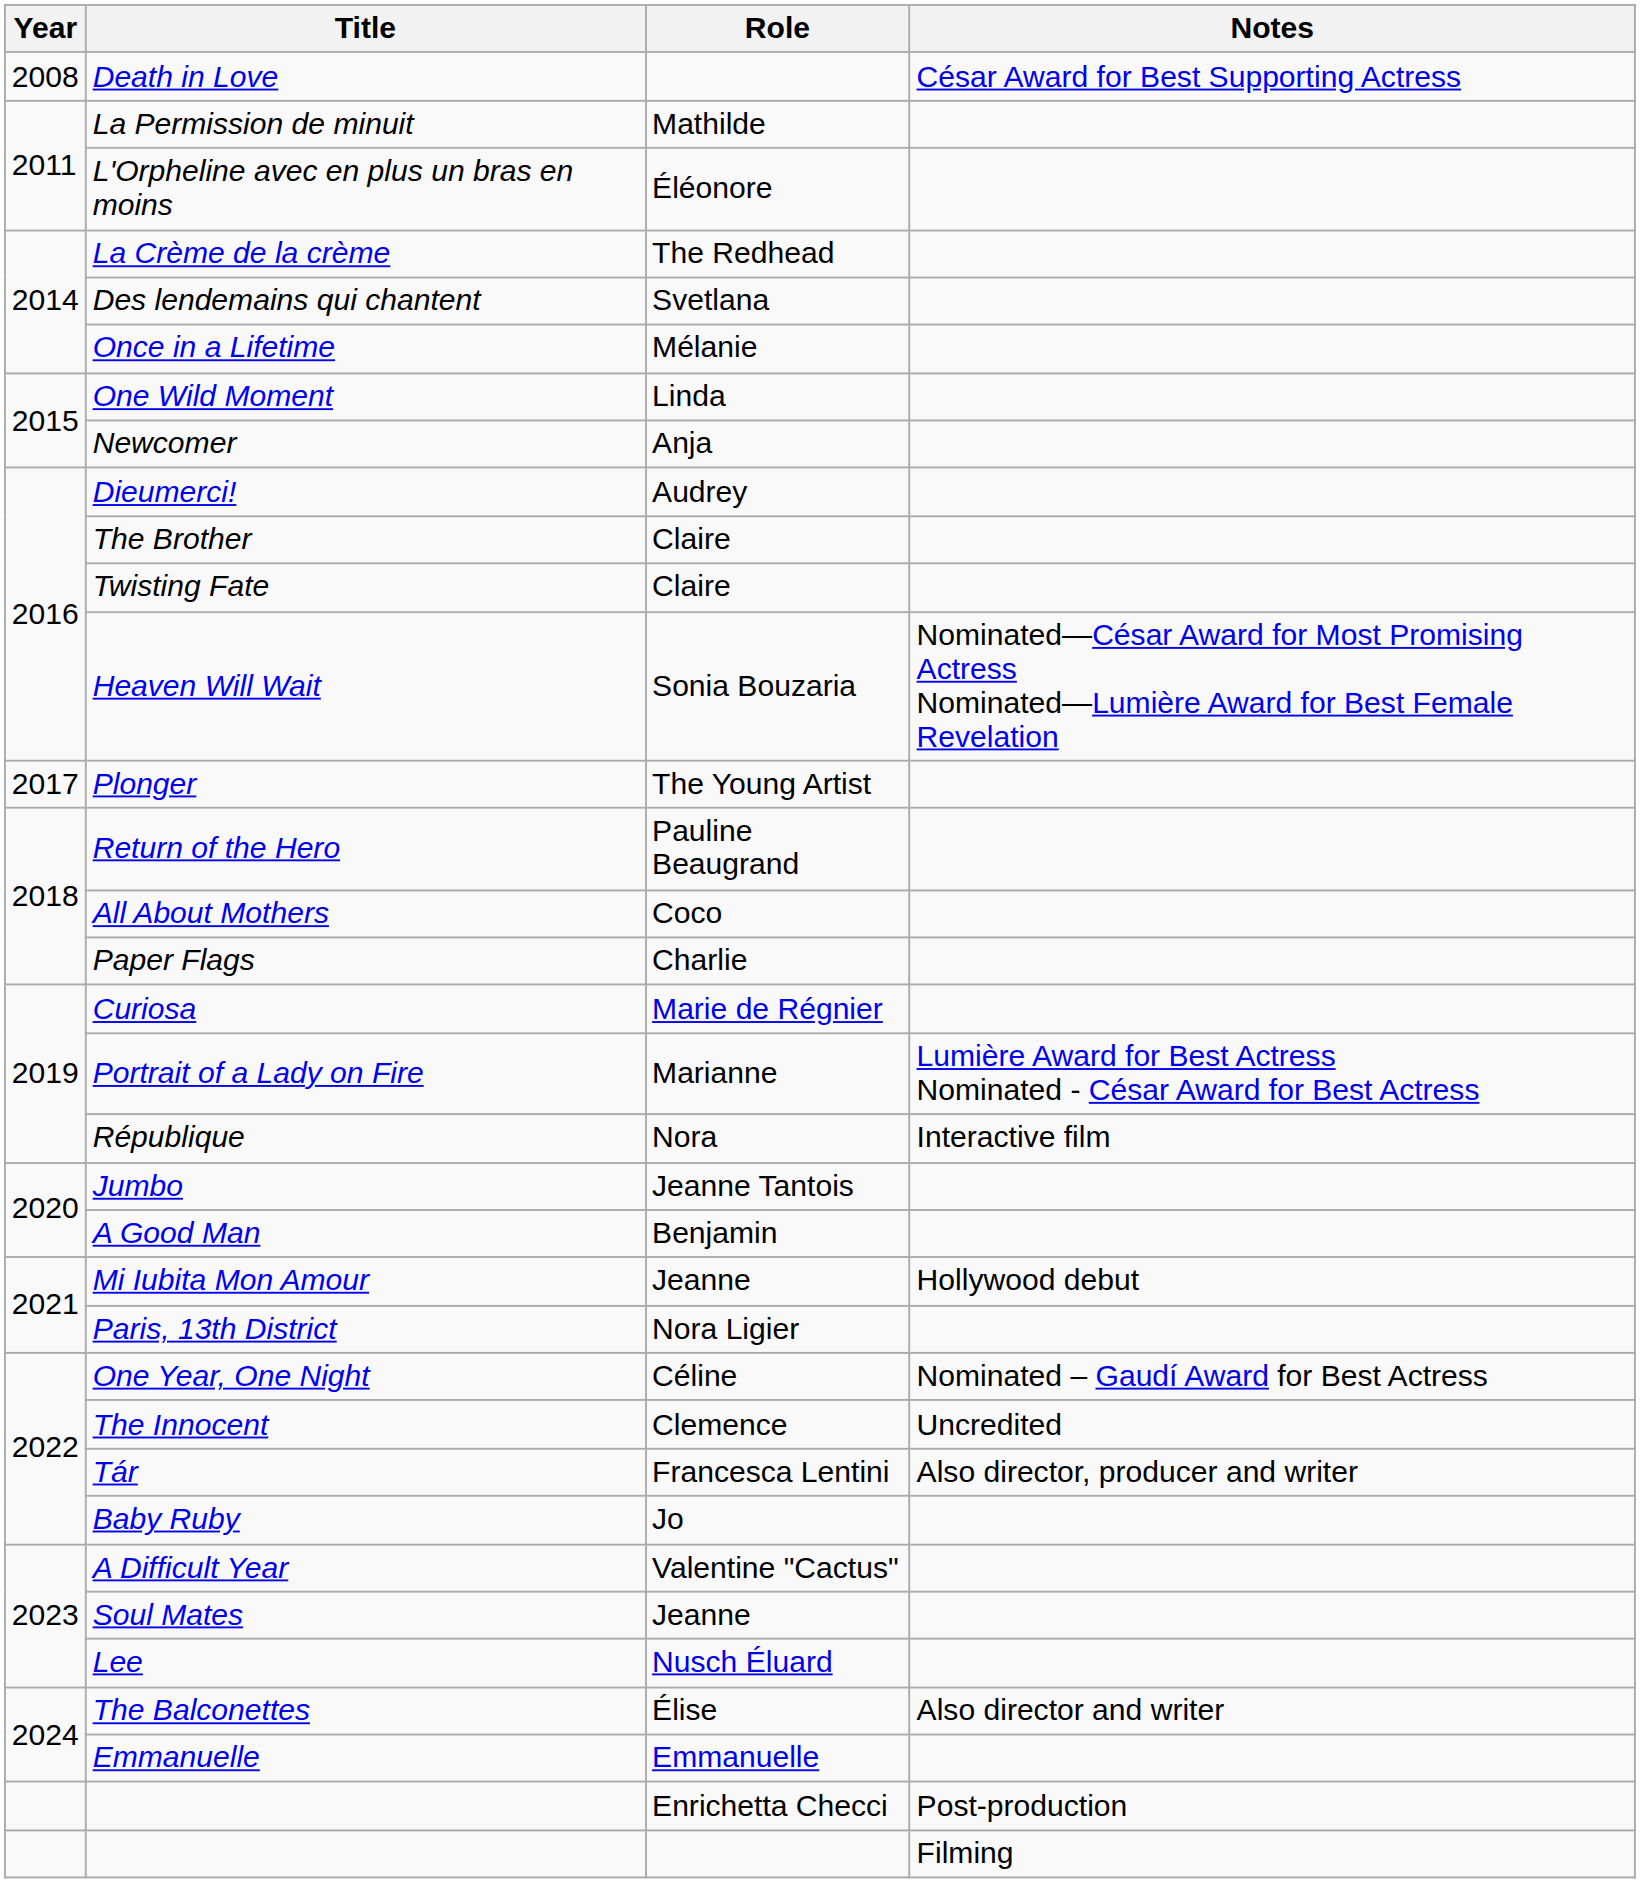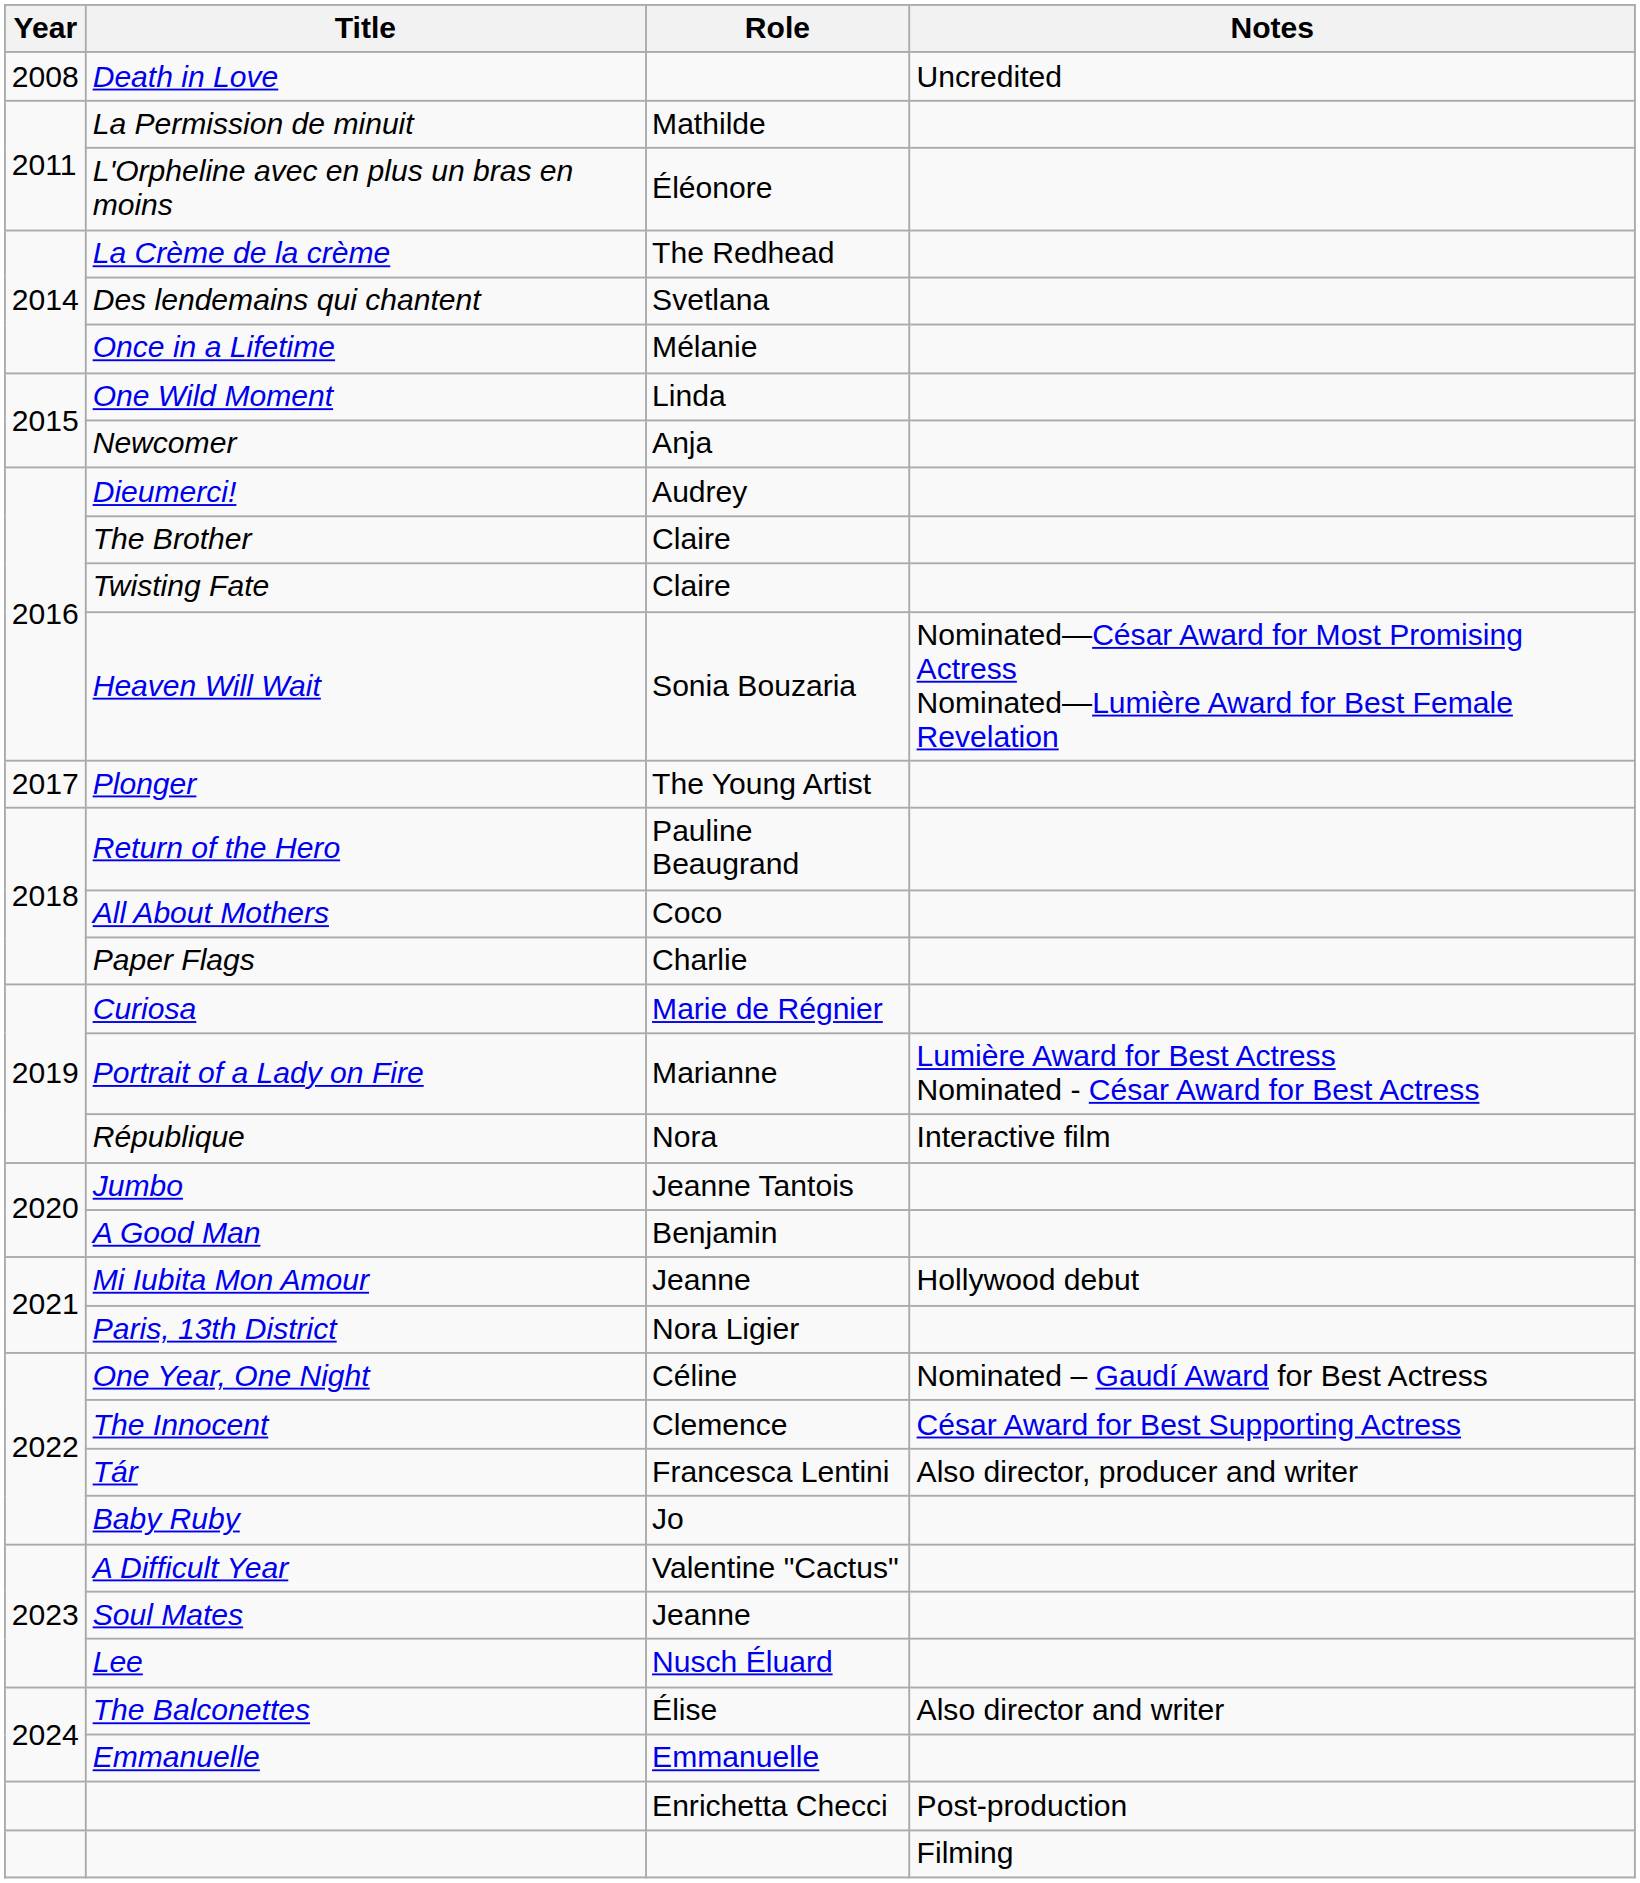(1189, 76) César Award for Best Supporting Actress -> (989, 76) Uncredited
(989, 1424) Uncredited -> (1189, 1424) César Award for Best Supporting Actress
